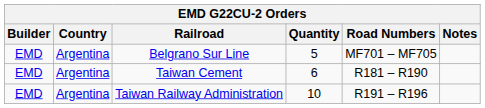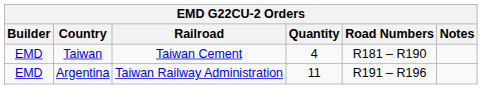- row: (199, 53)
(83, 73) Argentina -> (83, 53) Taiwan
(314, 73) 6 -> (314, 53) 4
(314, 93) 10 -> (314, 73) 11
